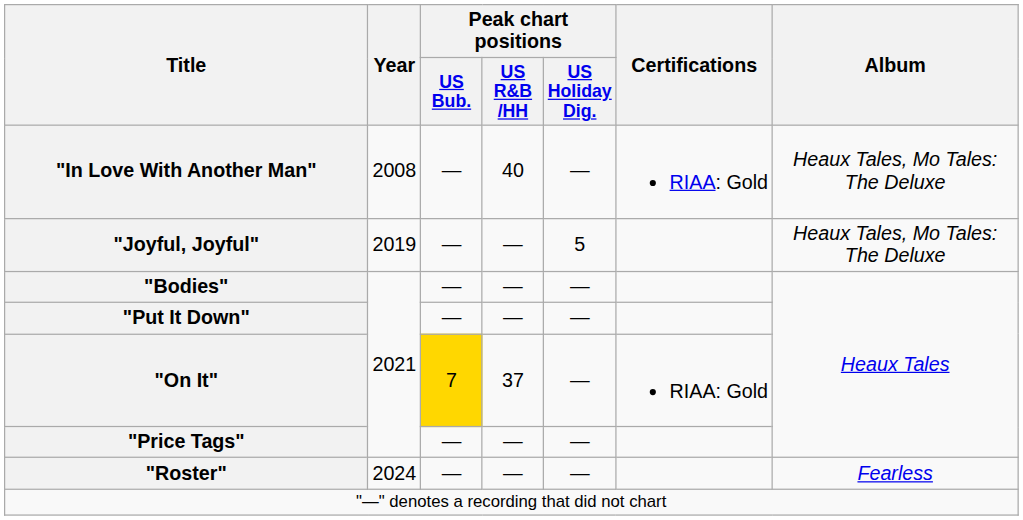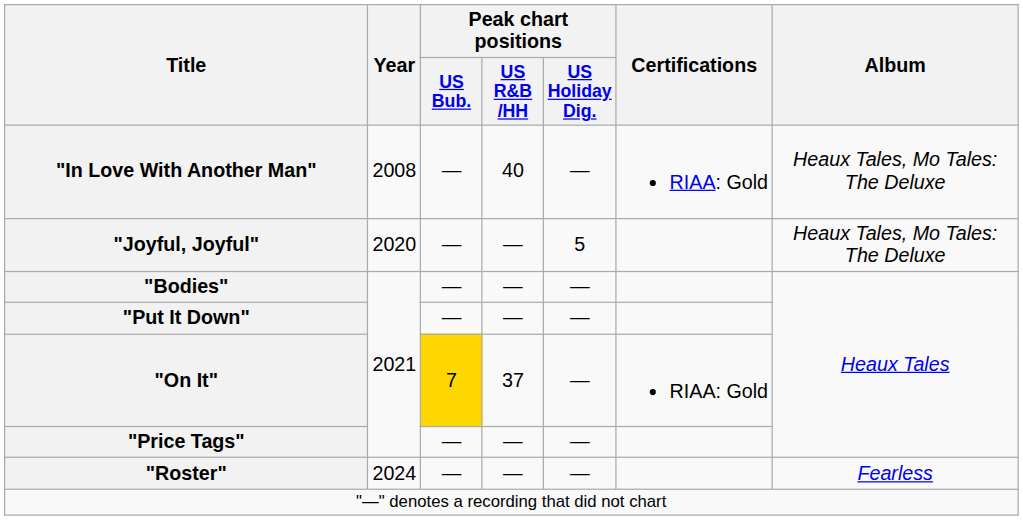(394, 244) 2019 -> (394, 244) 2020
